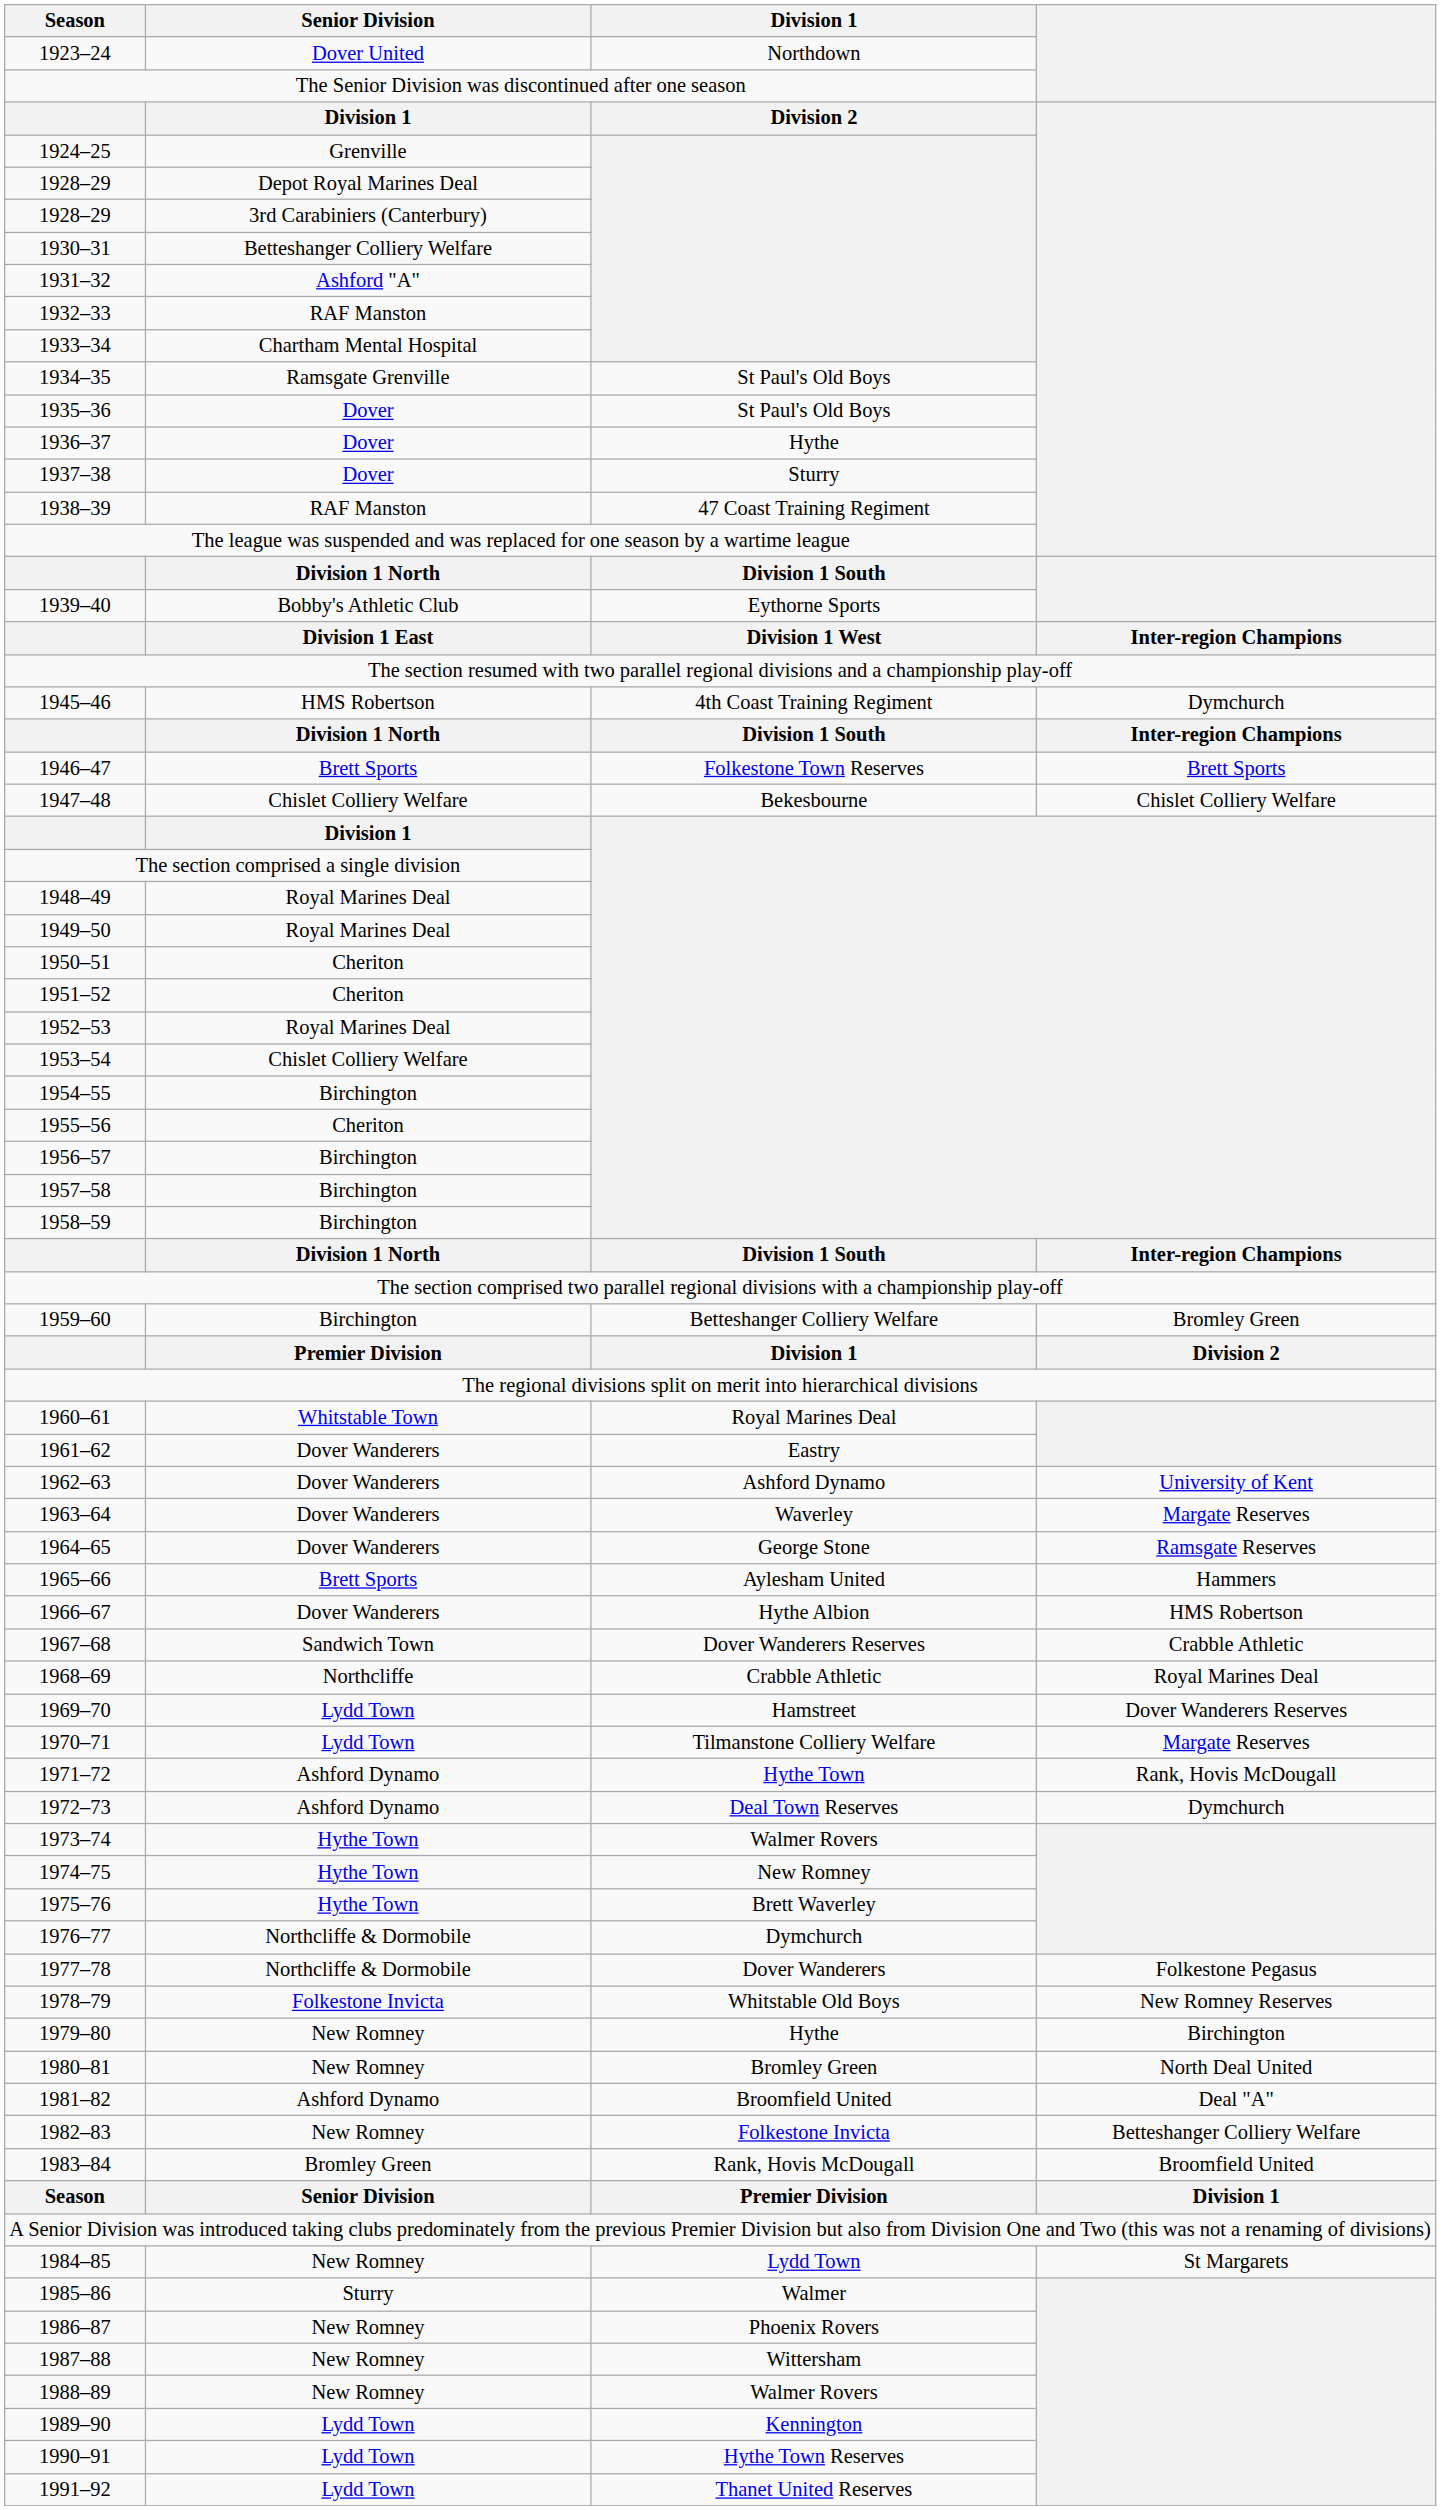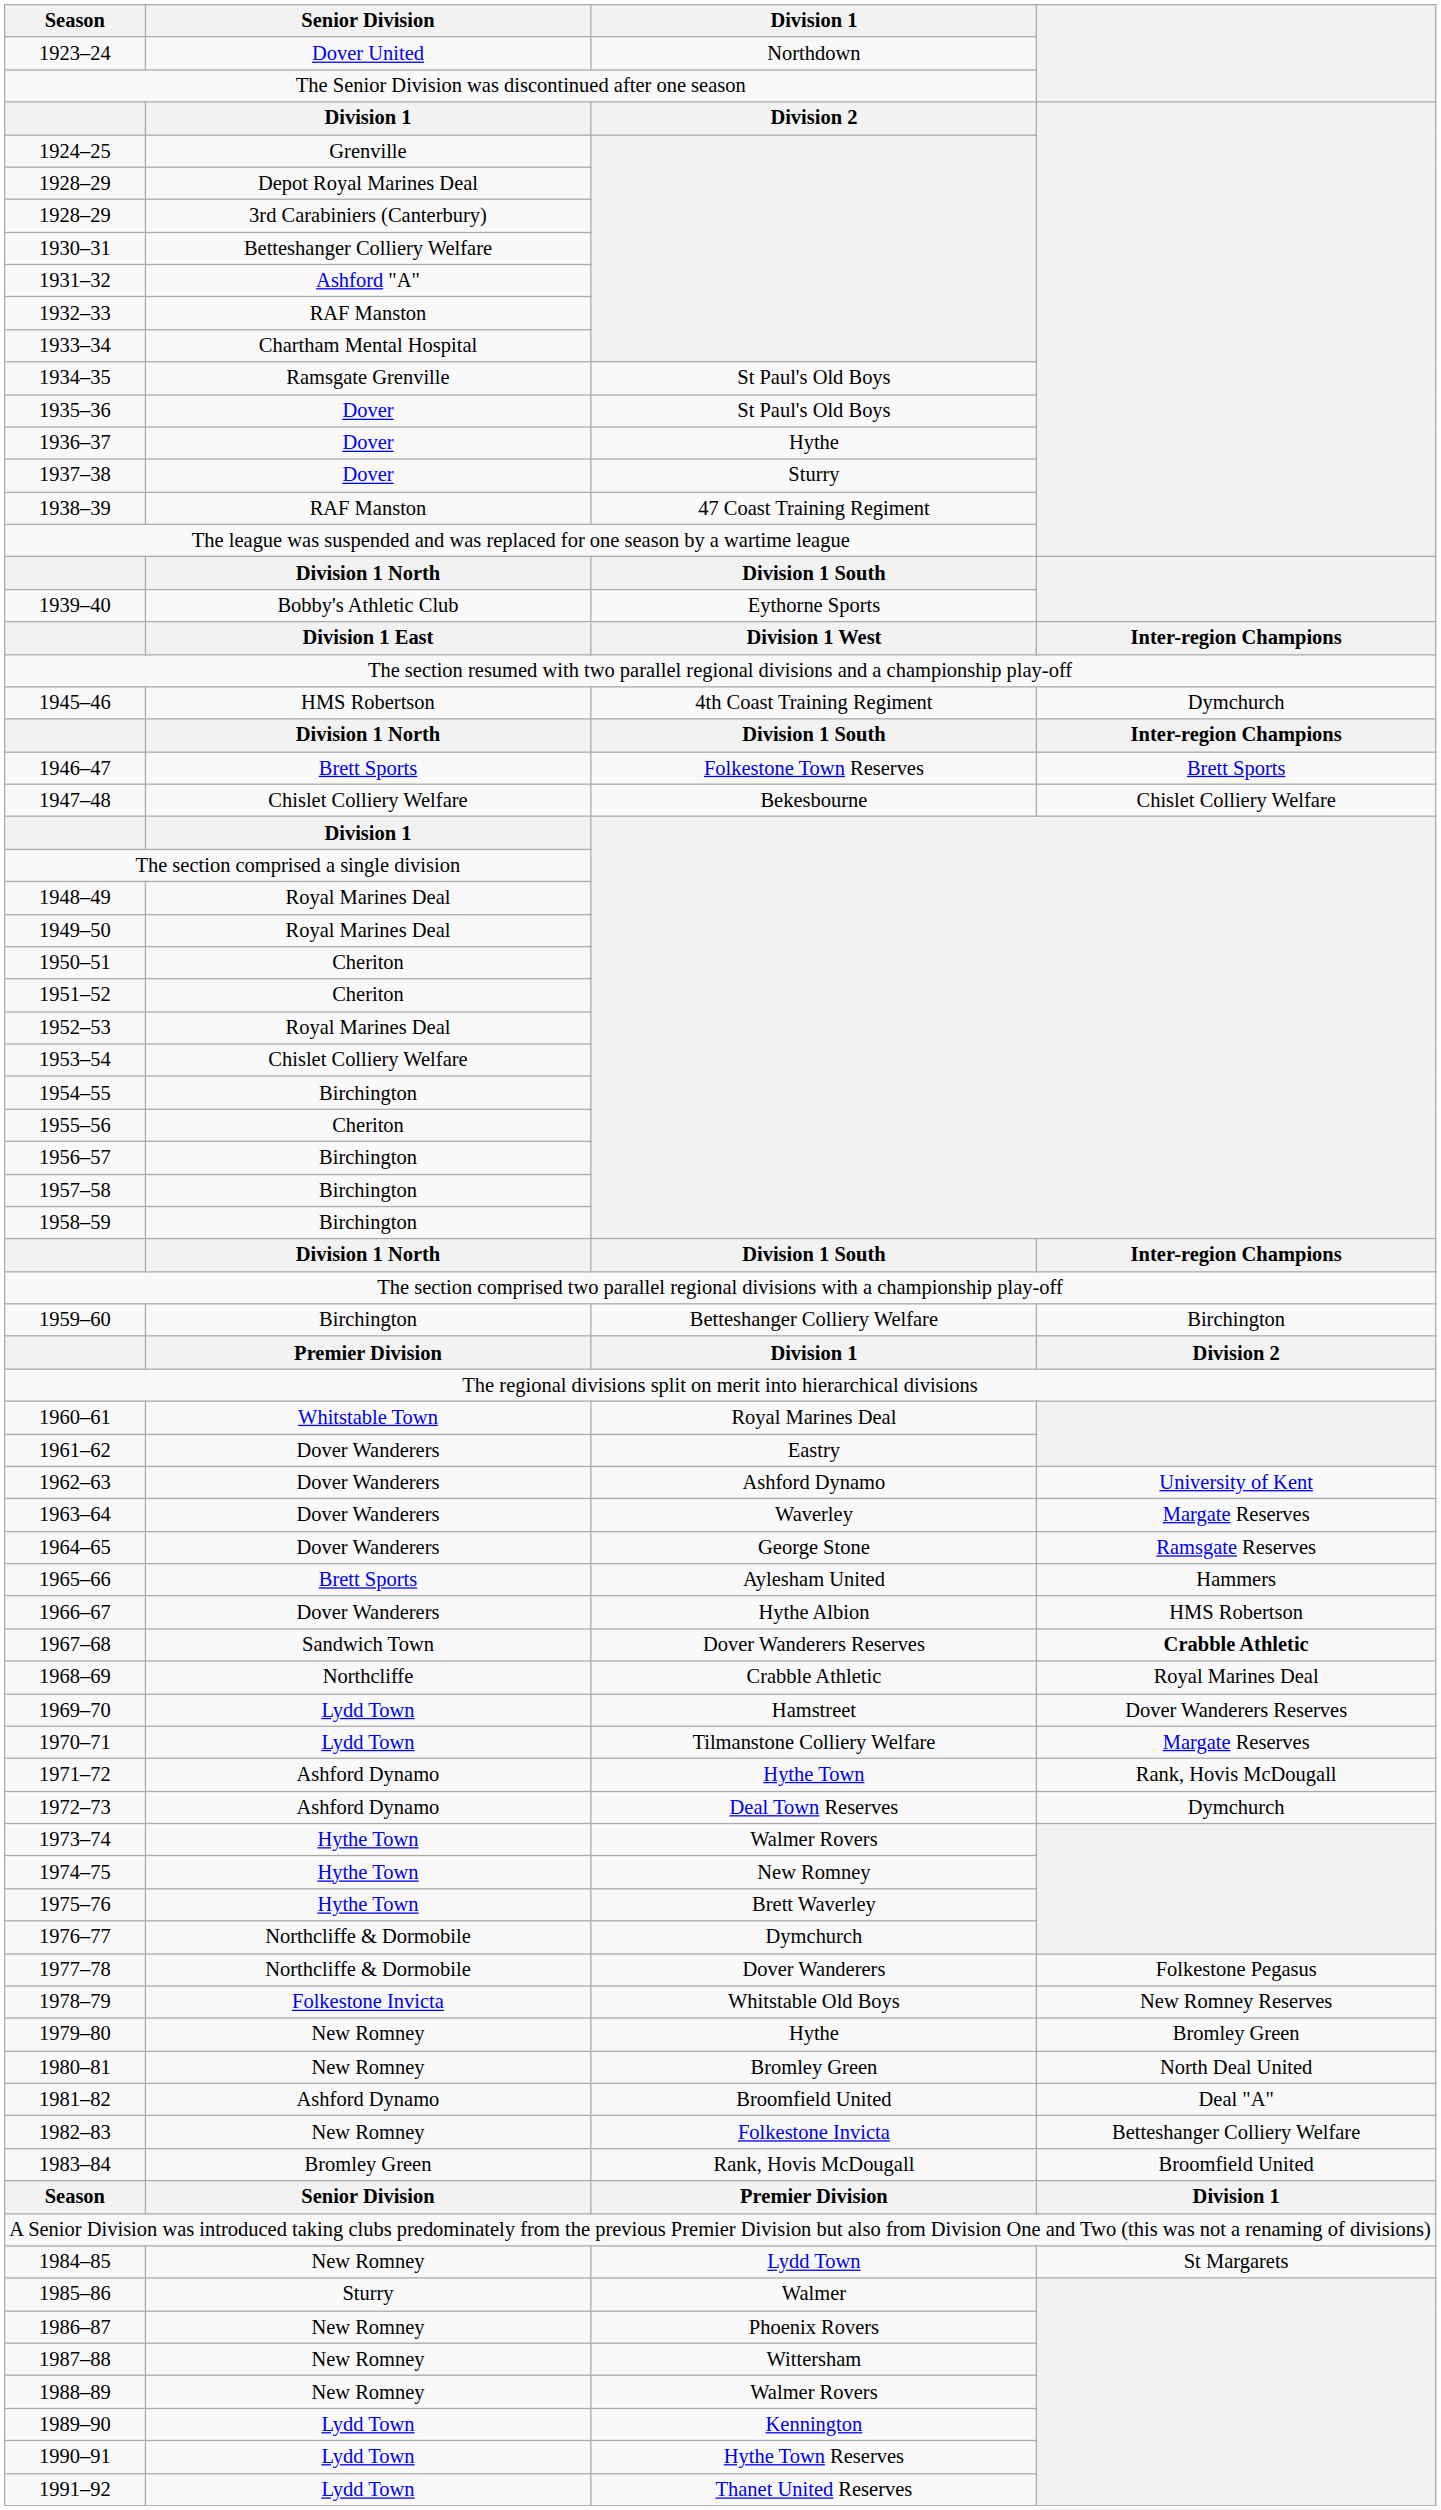(1236, 1319) Bromley Green -> (1236, 1319) Birchington
(1236, 1644) normal -> (1236, 1644) bold
(1236, 2034) Birchington -> (1236, 2034) Bromley Green
